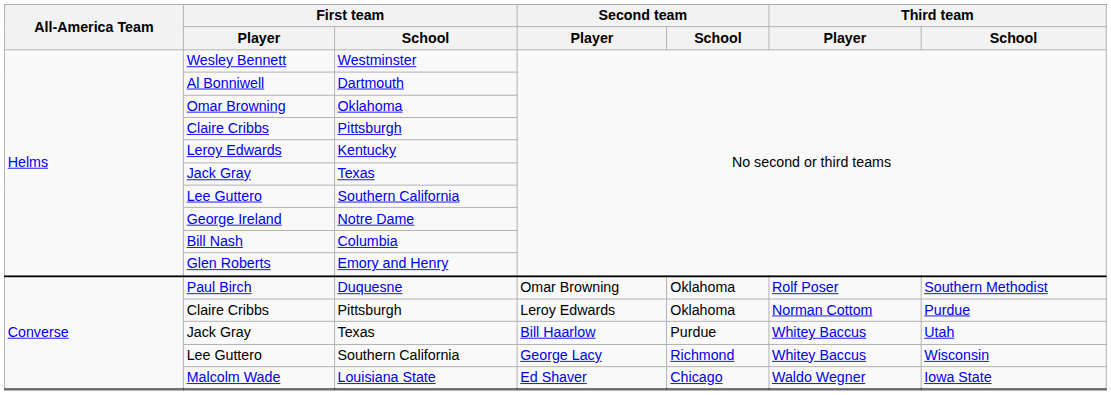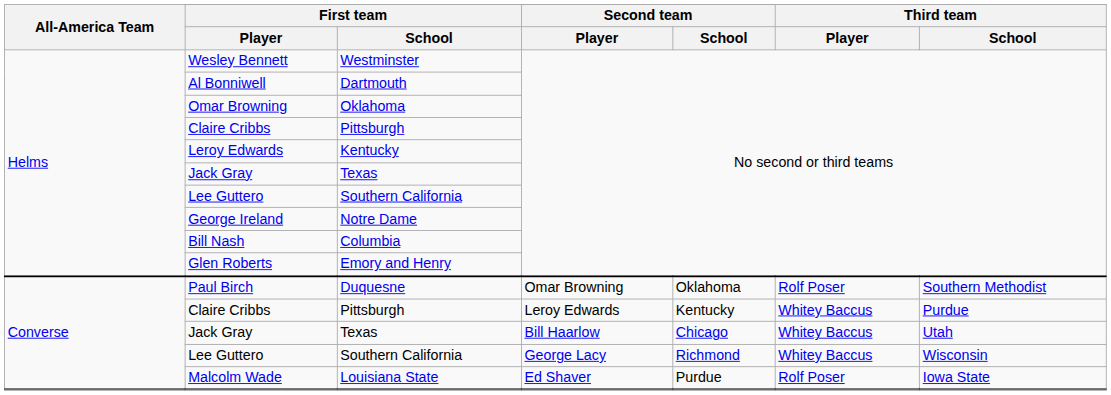(703, 310) Oklahoma -> (705, 310) Kentucky
(822, 310) Norman Cottom -> (825, 310) Whitey Baccus
(693, 332) Purdue -> (702, 332) Chicago
(696, 378) Chicago -> (699, 378) Purdue
(819, 378) Waldo Wegner -> (812, 378) Rolf Poser
